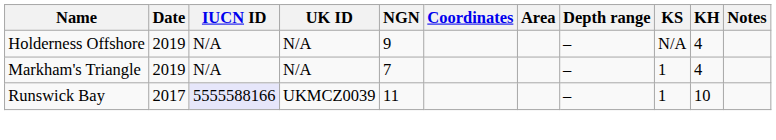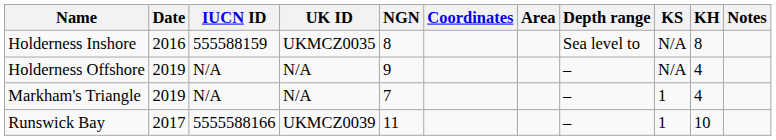+ row: (72, 43)
(234, 95) lavender background -> (234, 122) no background
